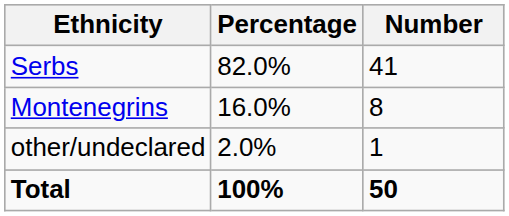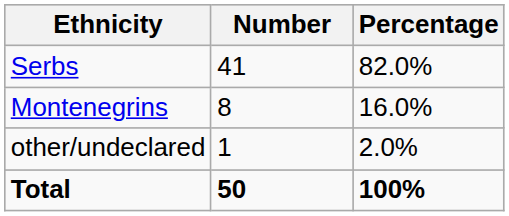columns swapped: (434, 25) <-> (287, 25)
